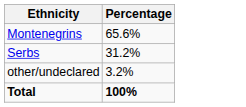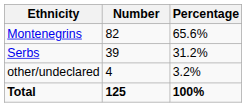+ column: (136, 14)
